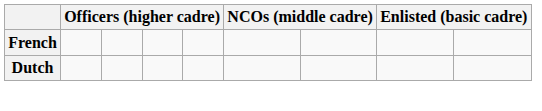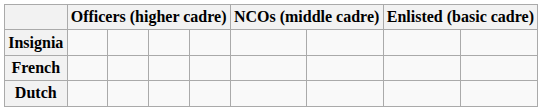+ row: (36, 42)
